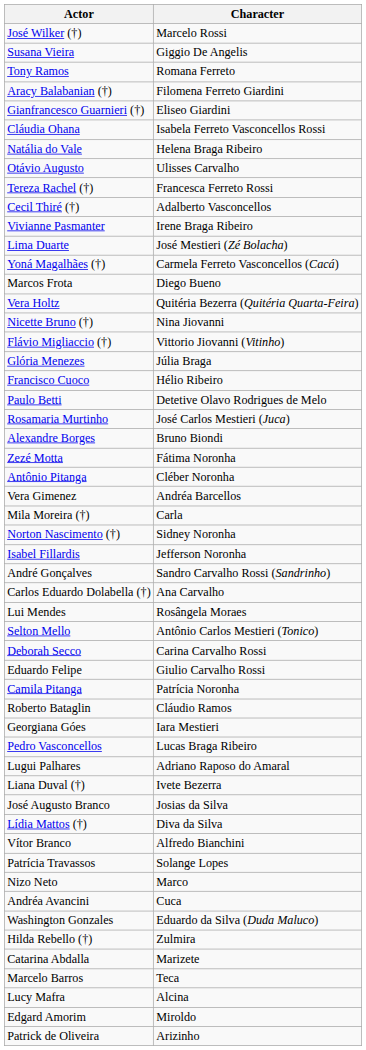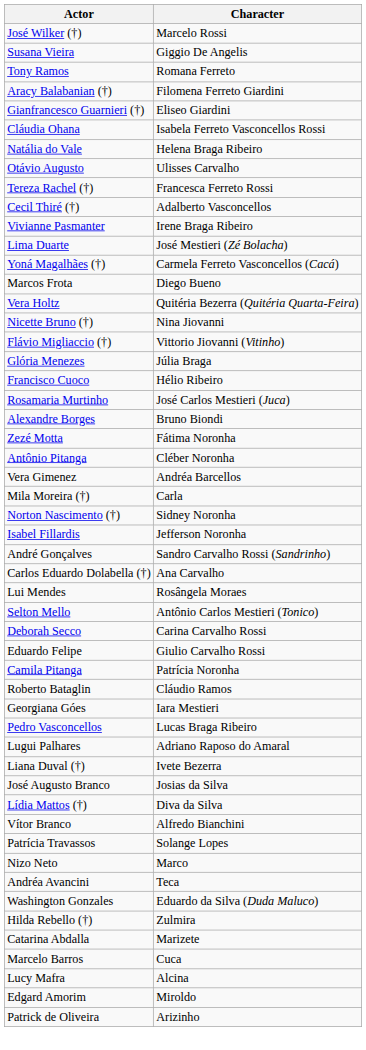- row: (34, 399)
(169, 901) Cuca -> (168, 881) Teca
(168, 978) Teca -> (169, 959) Cuca
